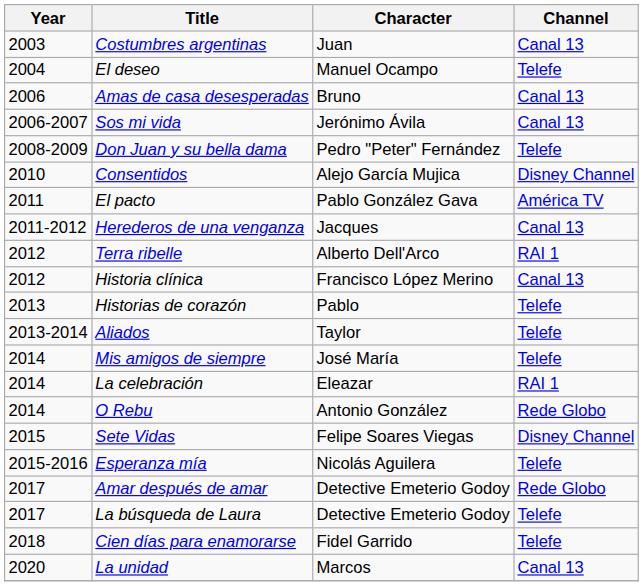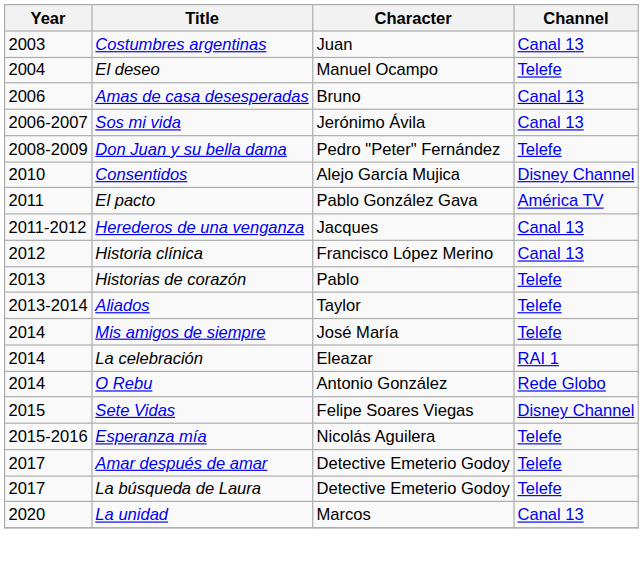- row: (139, 254)
(562, 489) Rede Globo -> (540, 463) Telefe
- row: (196, 541)
